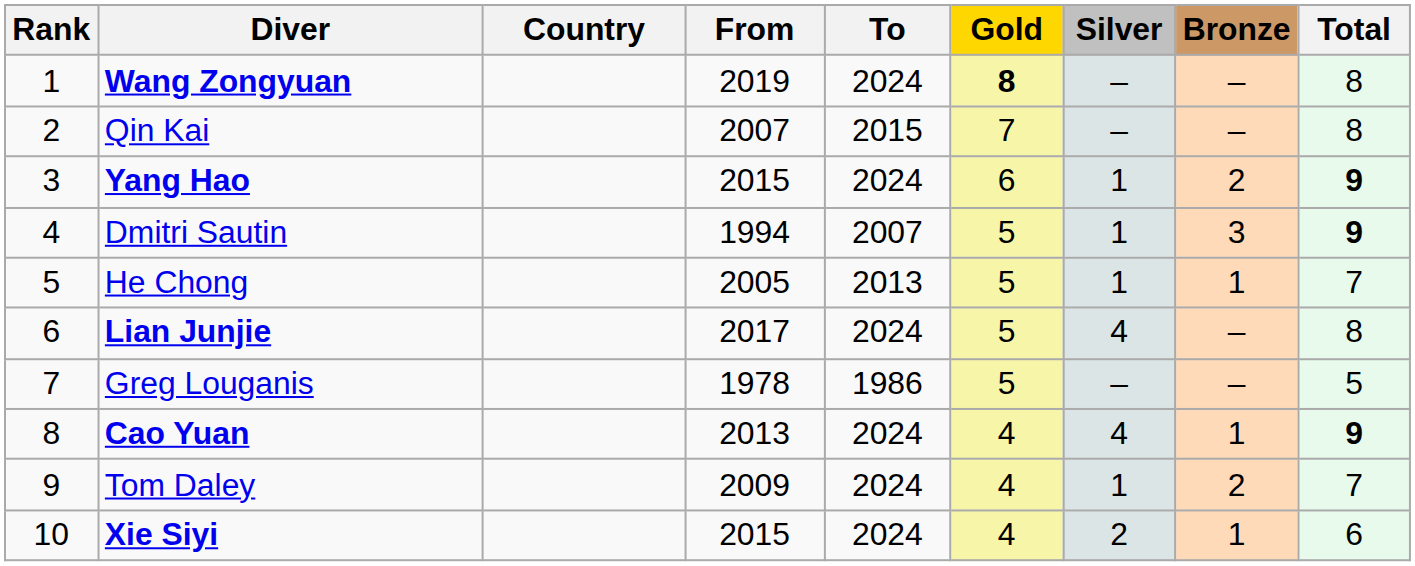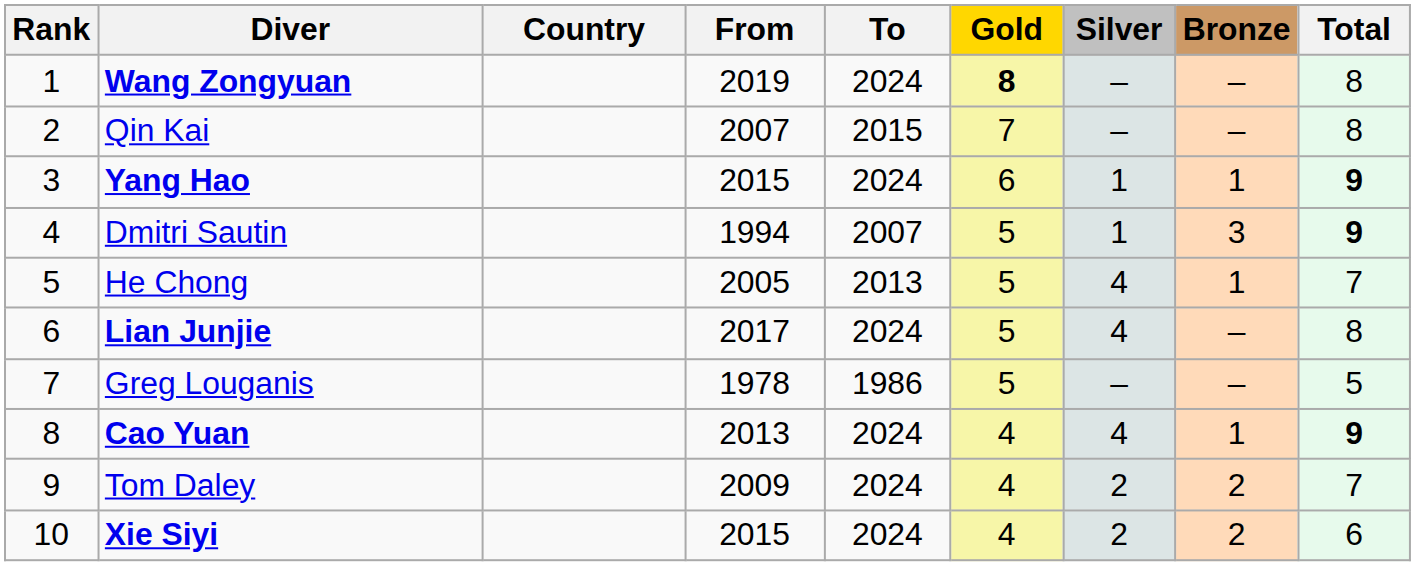(1237, 181) 2 -> (1237, 181) 1
(1119, 282) 1 -> (1119, 282) 4
(1119, 484) 1 -> (1119, 484) 2
(1237, 534) 1 -> (1237, 534) 2
